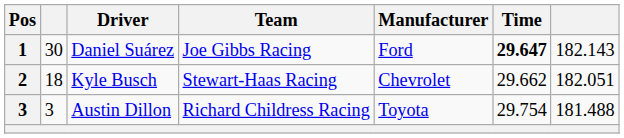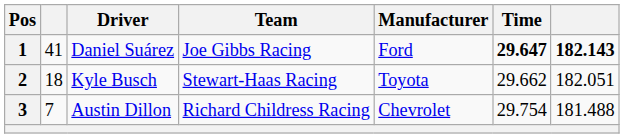(54, 49) 30 -> (54, 49) 41
(585, 49) normal -> (585, 49) bold
(414, 79) Chevrolet -> (404, 79) Toyota
(49, 109) 3 -> (49, 109) 7
(404, 109) Toyota -> (414, 109) Chevrolet
